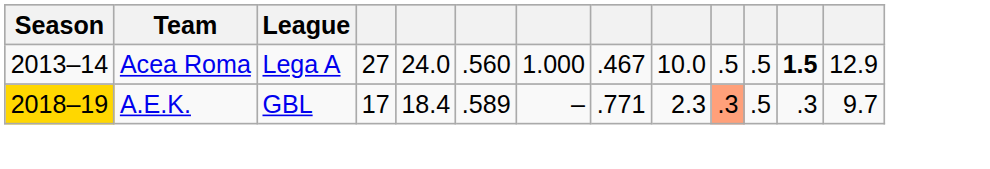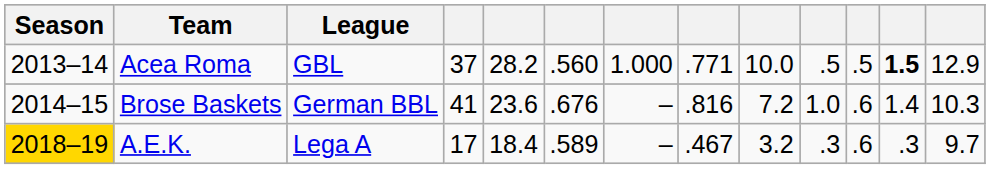(302, 65) Lega A -> (318, 65) GBL
(376, 65) 27 -> (464, 65) 37
(426, 65) 24.0 -> (514, 65) 28.2
(621, 65) .467 -> (709, 65) .771
+ row: (201, 104)
(288, 104) GBL -> (332, 144) Lega A
(621, 104) .771 -> (709, 144) .467
(688, 104) 2.3 -> (776, 144) 3.2
(728, 104) lightsalmon background -> (830, 144) no background
(761, 104) .5 -> (862, 144) .6
